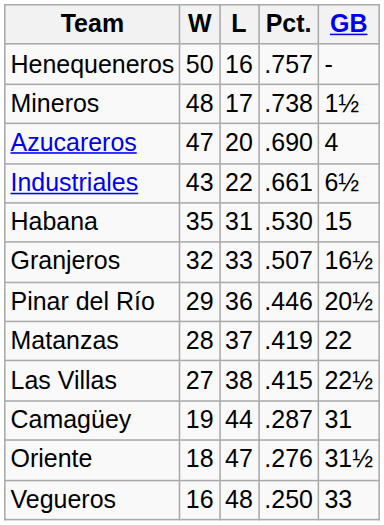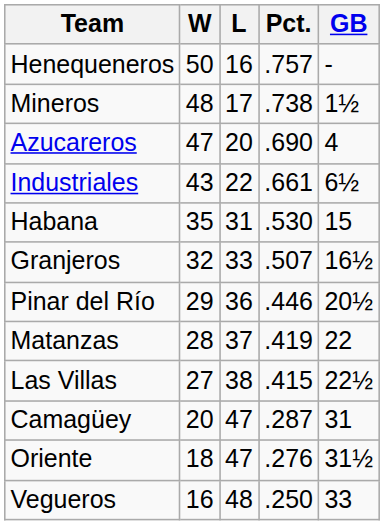(200, 420) 19 -> (200, 420) 20
(239, 420) 44 -> (239, 420) 47
